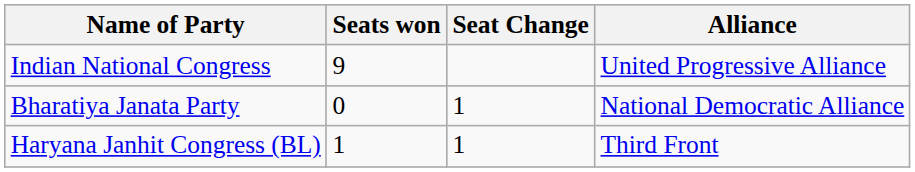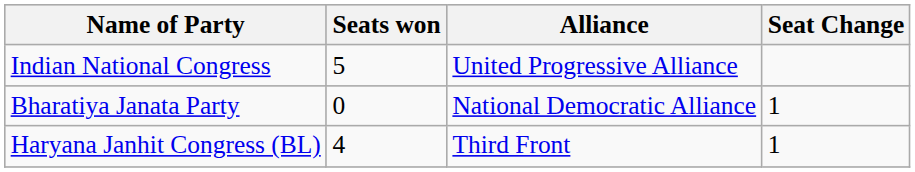columns swapped: (521, 24) <-> (752, 24)
(339, 65) 9 -> (339, 65) 5
(339, 145) 1 -> (339, 145) 4
